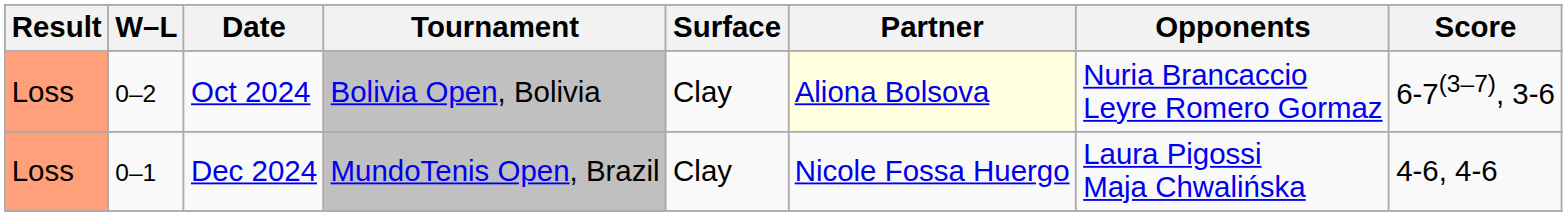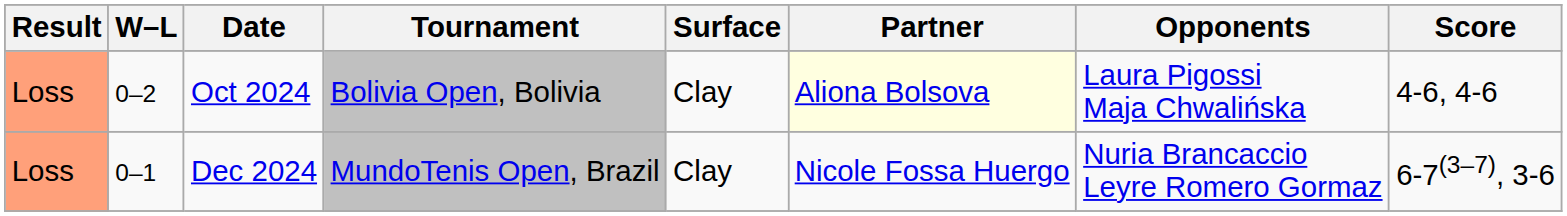(1233, 91) Nuria Brancaccio Leyre Romero Gormaz -> (1194, 91) Laura Pigossi Maja Chwalińska
(1475, 91) 6-7(3–7), 3-6 -> (1447, 91) 4-6, 4-6
(1194, 170) Laura Pigossi Maja Chwalińska -> (1233, 170) Nuria Brancaccio Leyre Romero Gormaz
(1447, 170) 4-6, 4-6 -> (1475, 170) 6-7(3–7), 3-6
